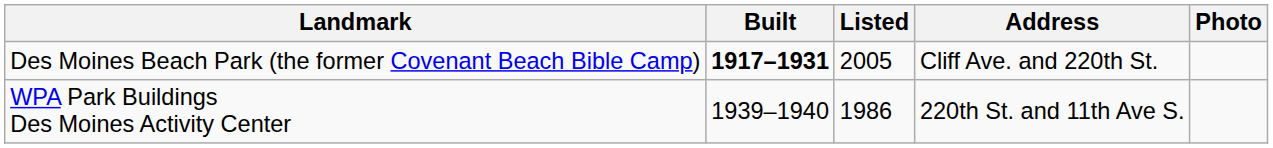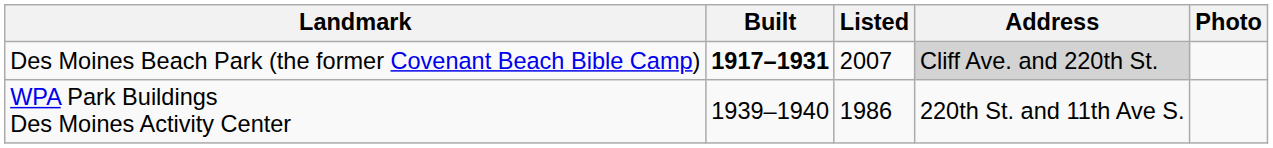(866, 60) 2005 -> (866, 60) 2007
(1039, 60) no background -> (1039, 60) lightgrey background
